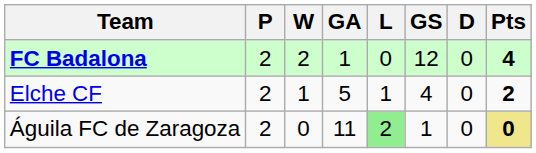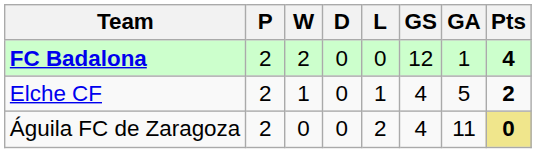columns swapped: (467, 22) <-> (345, 22)
(386, 128) lightgreen background -> (380, 128) no background
(426, 128) 1 -> (421, 128) 4
